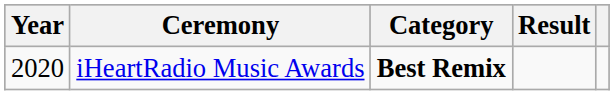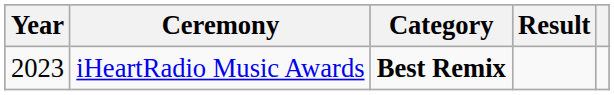(38, 67) 2020 -> (38, 67) 2023
